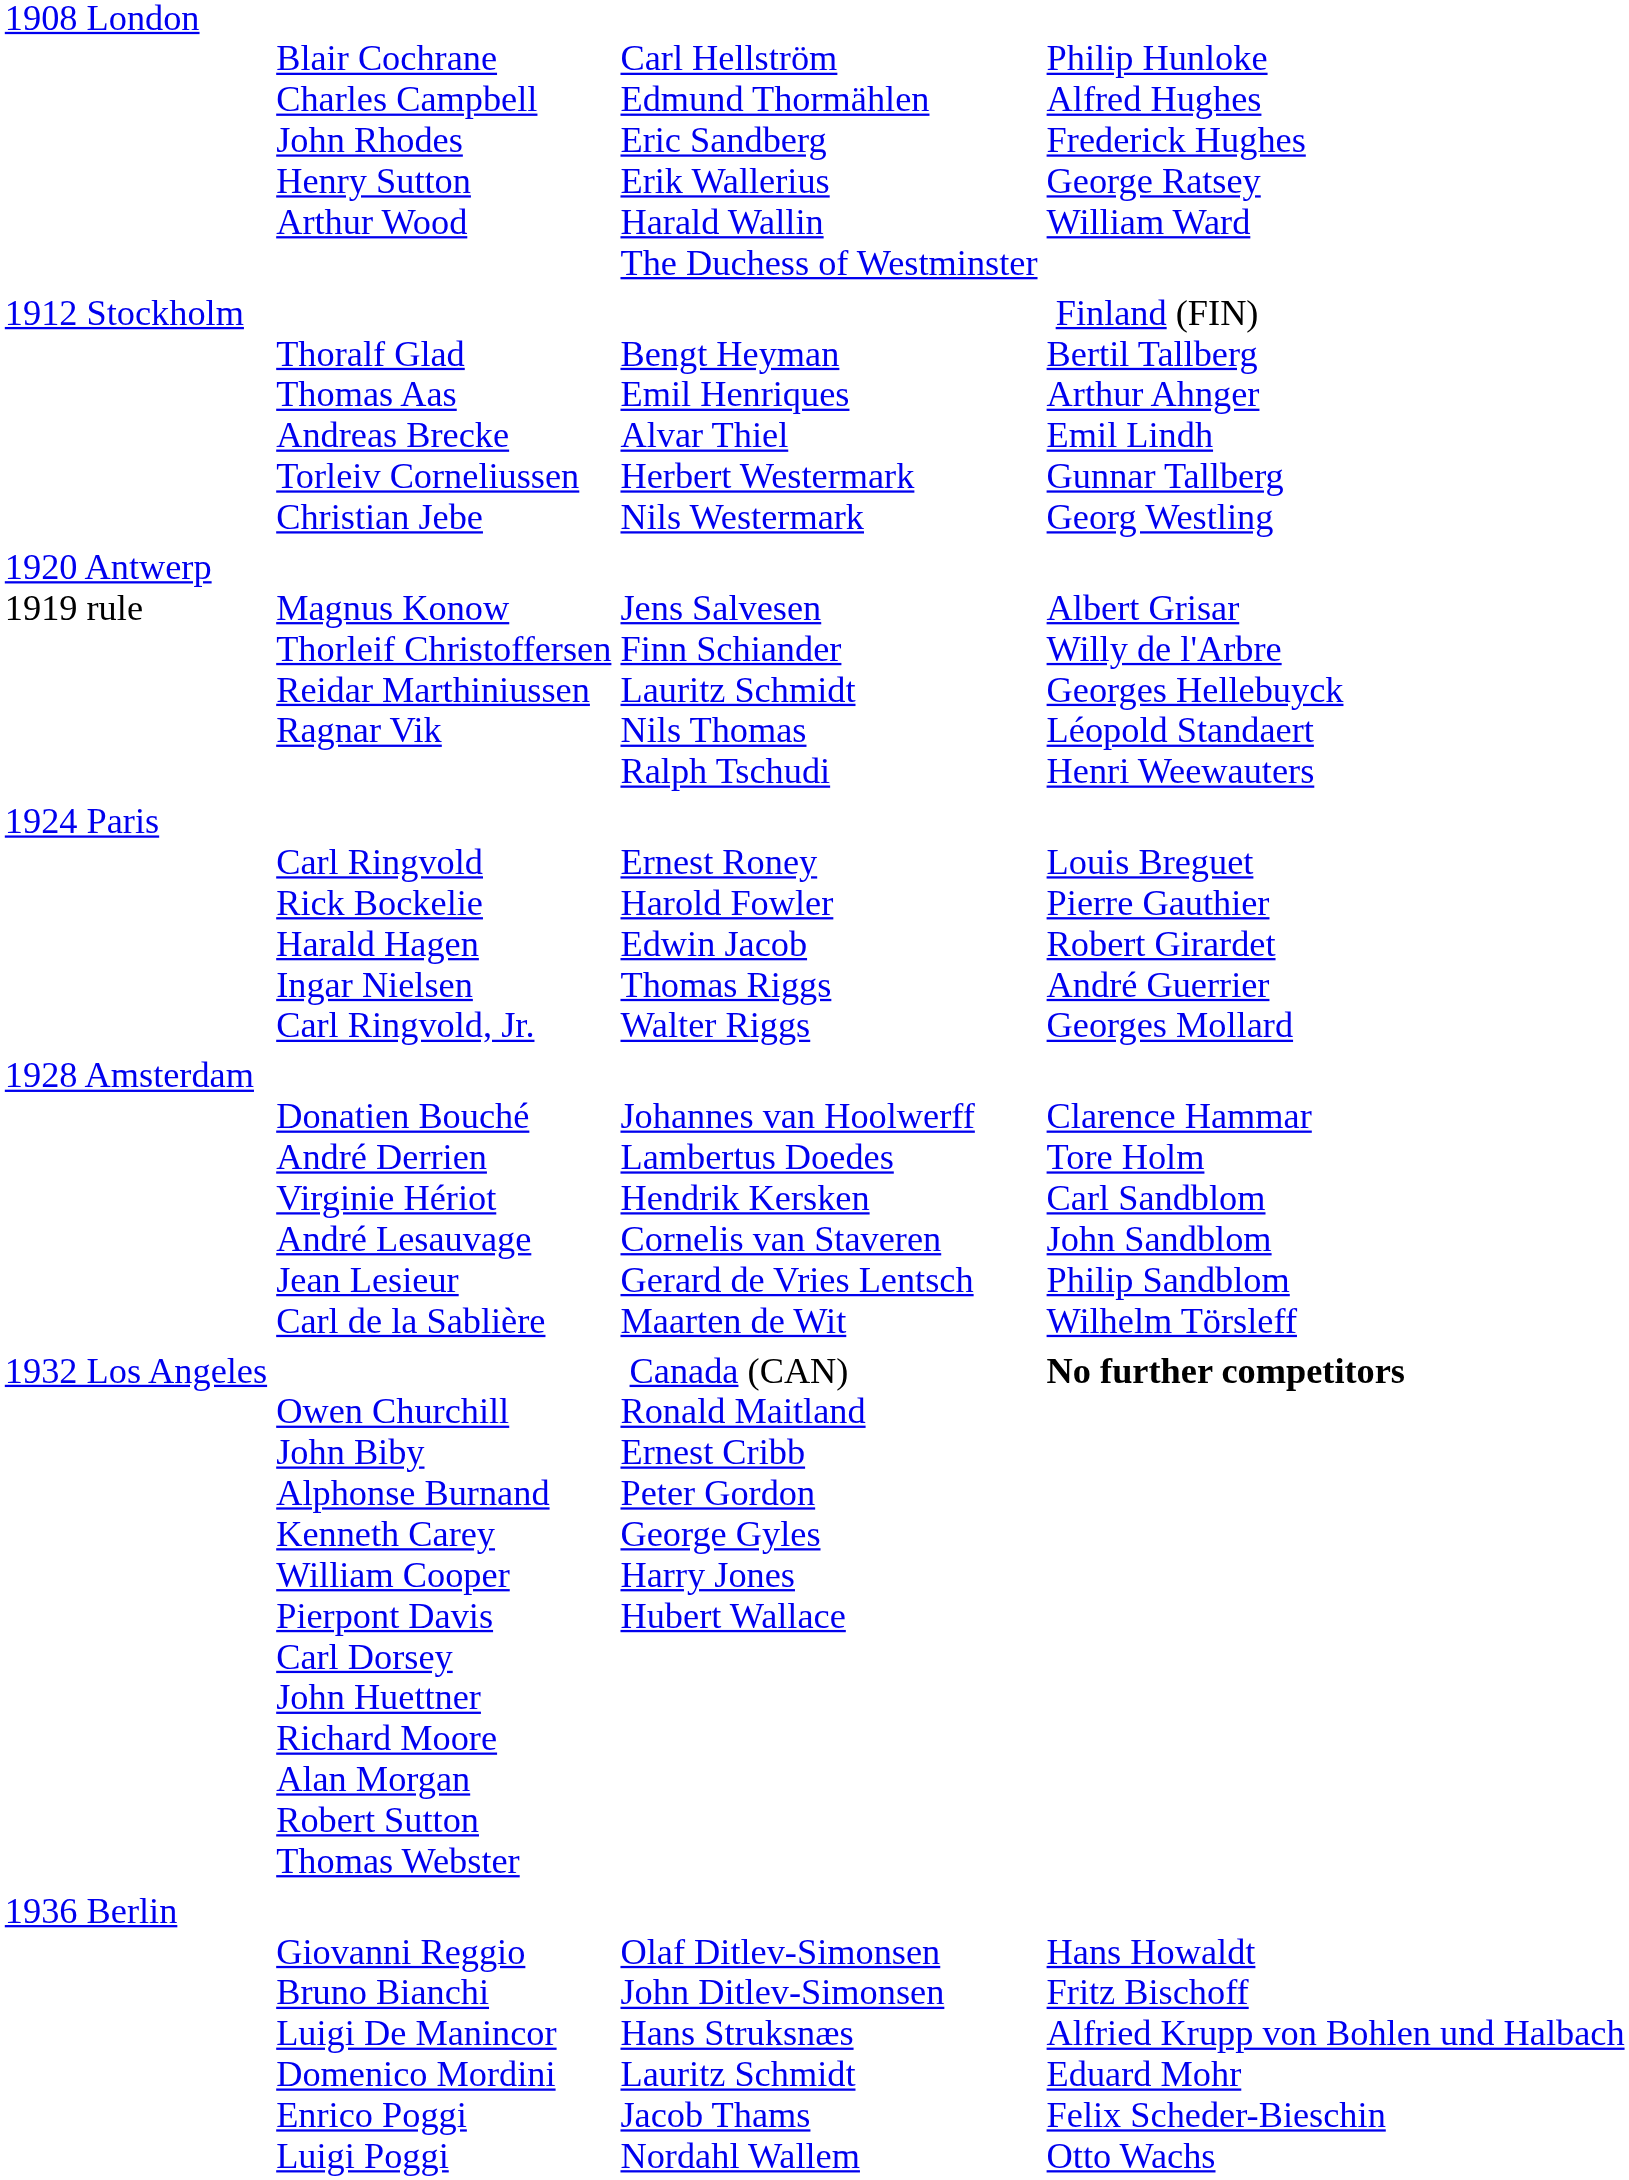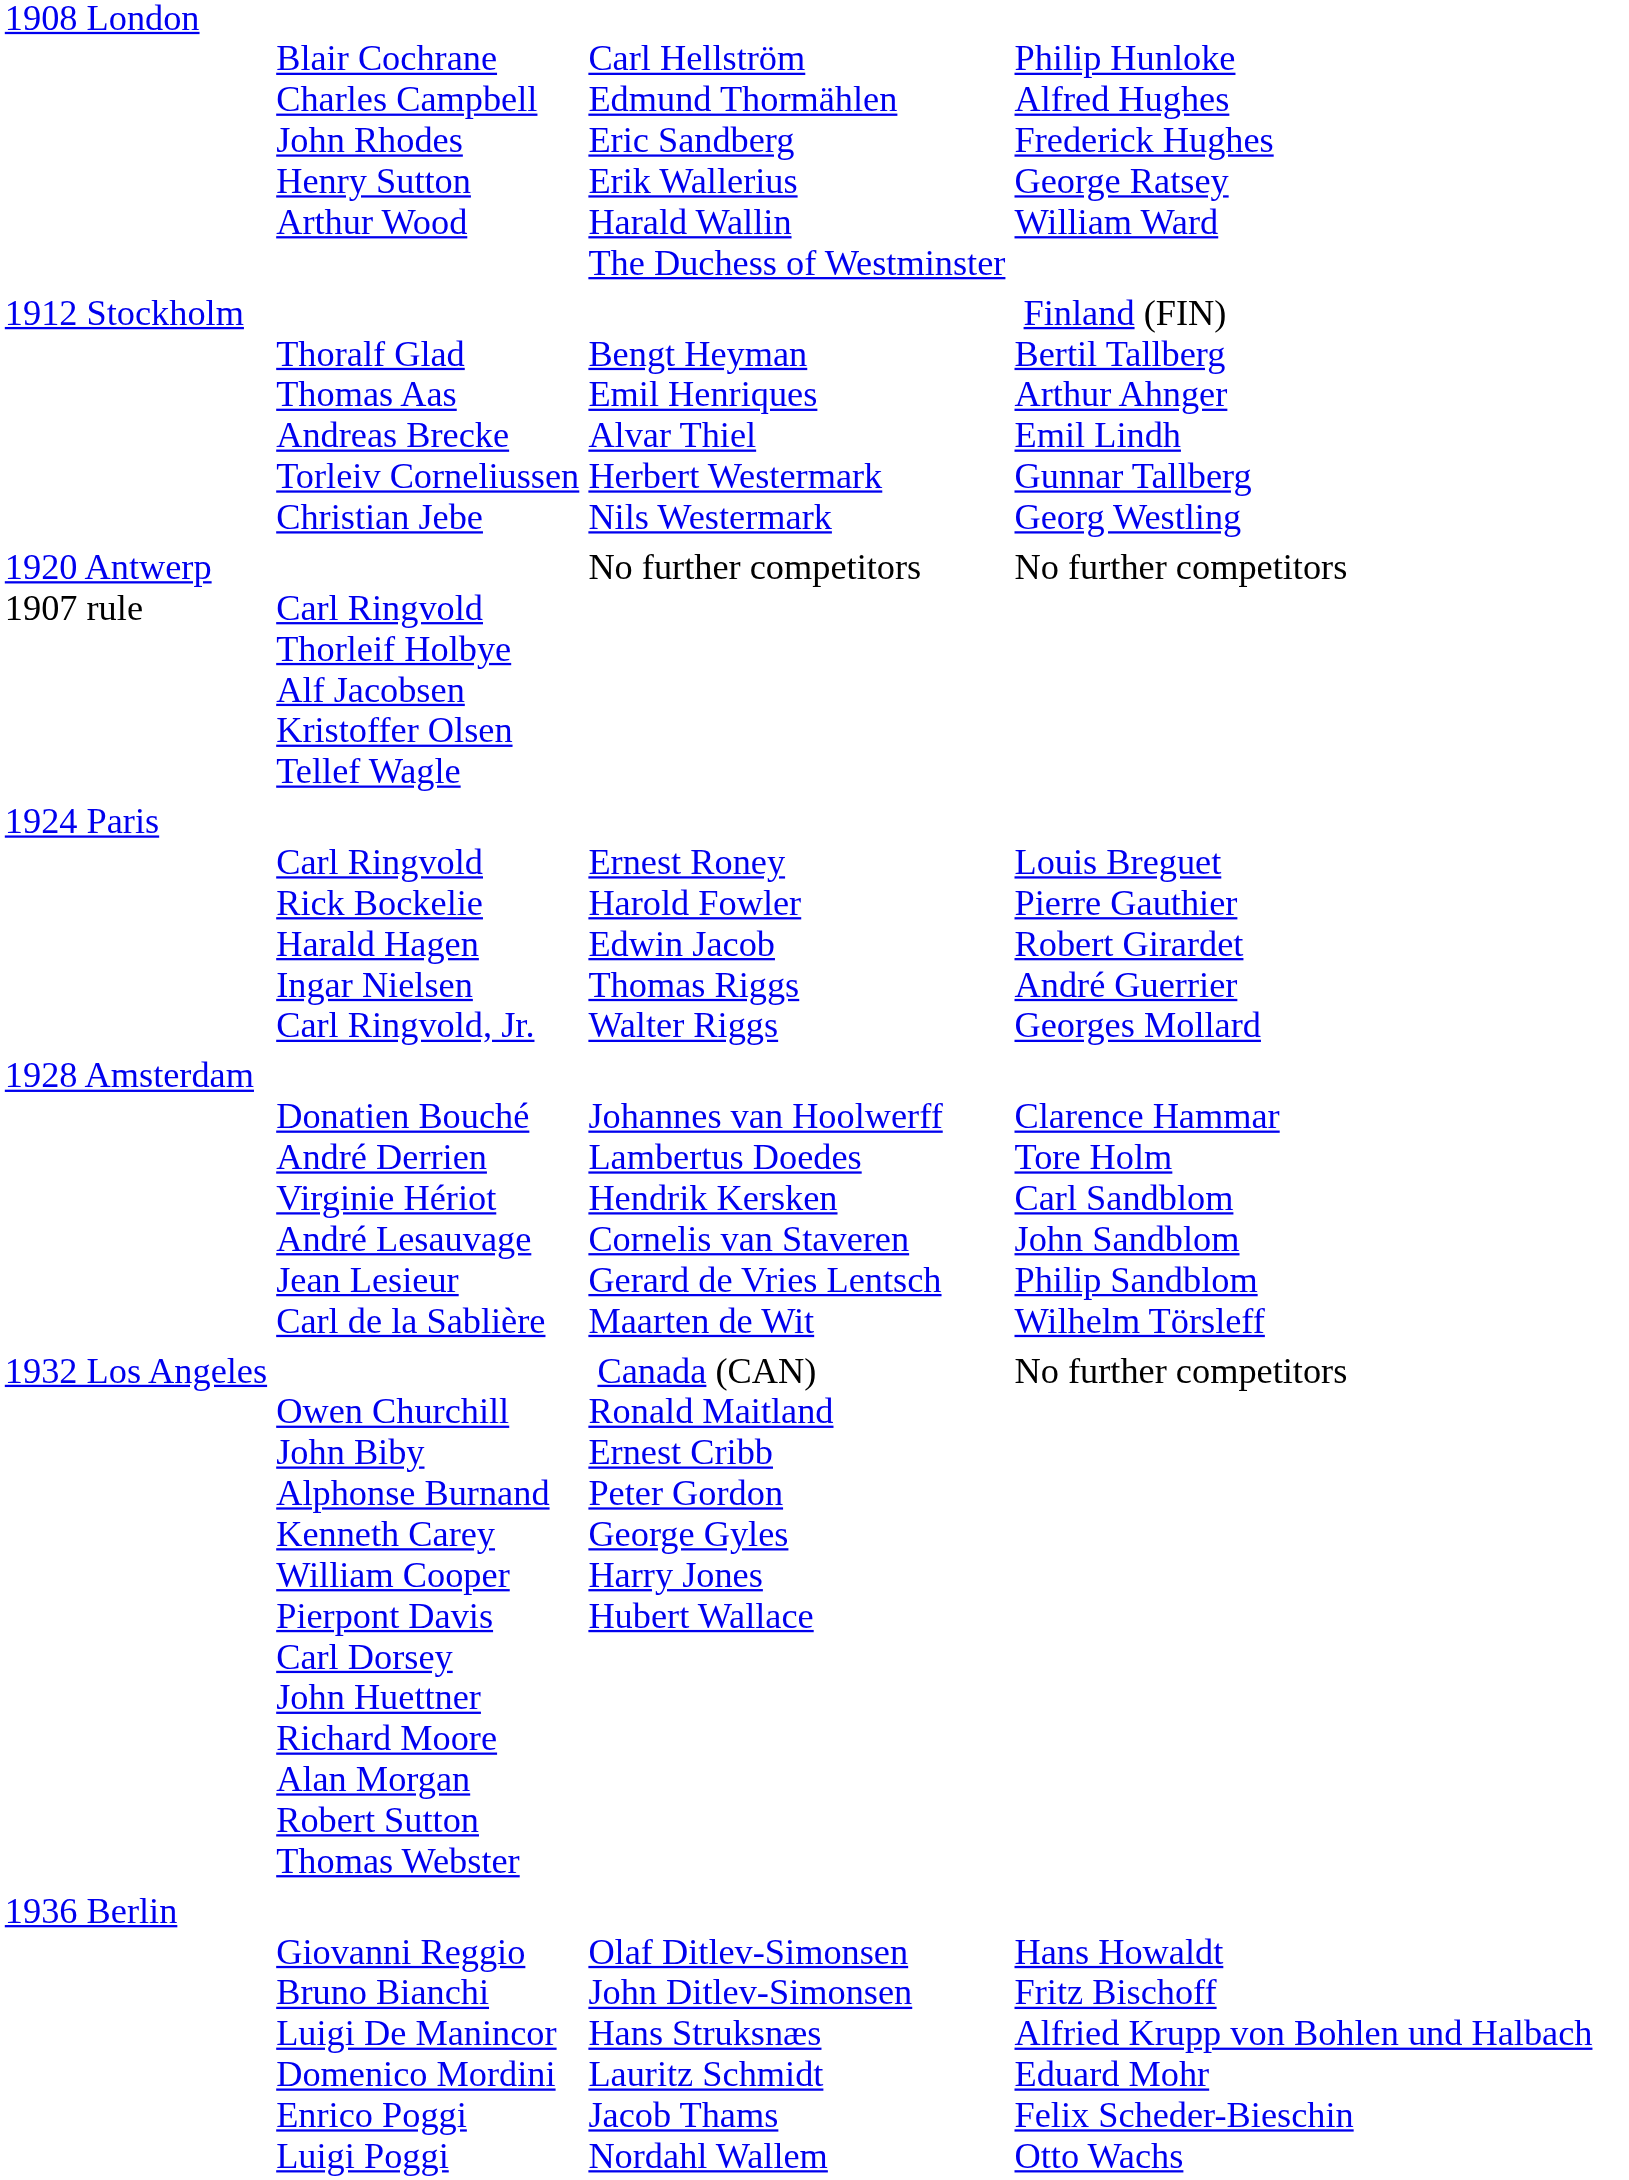+ row: (108, 587)
- row: (108, 587)
(1226, 1370) bold -> (1181, 1370) normal
